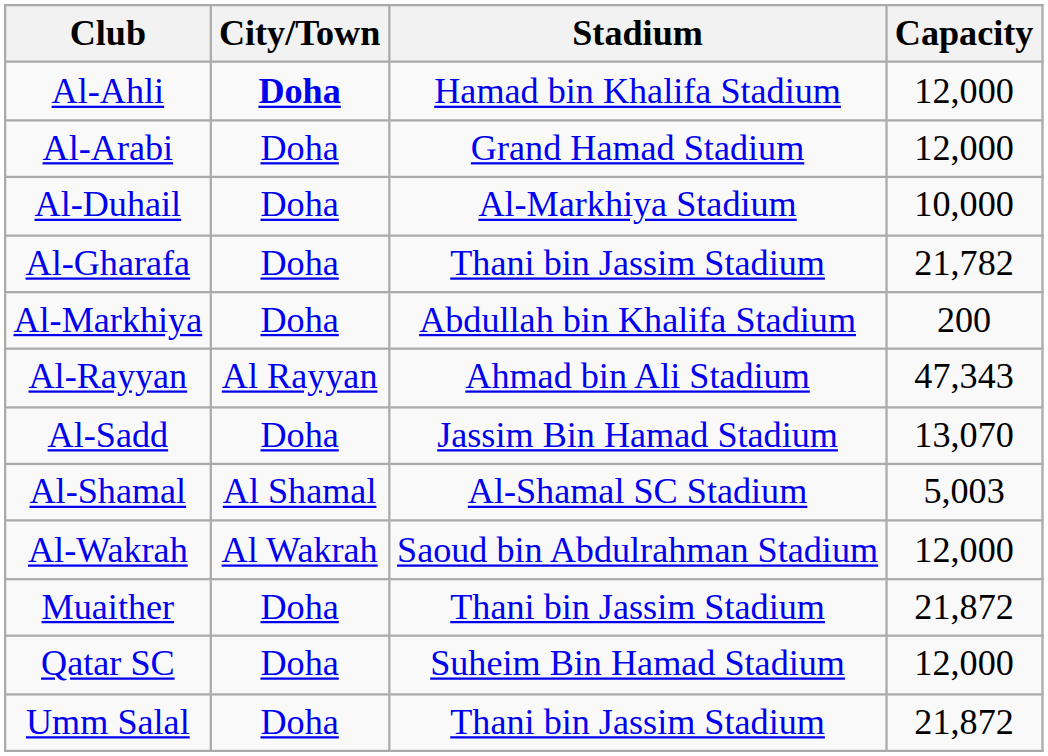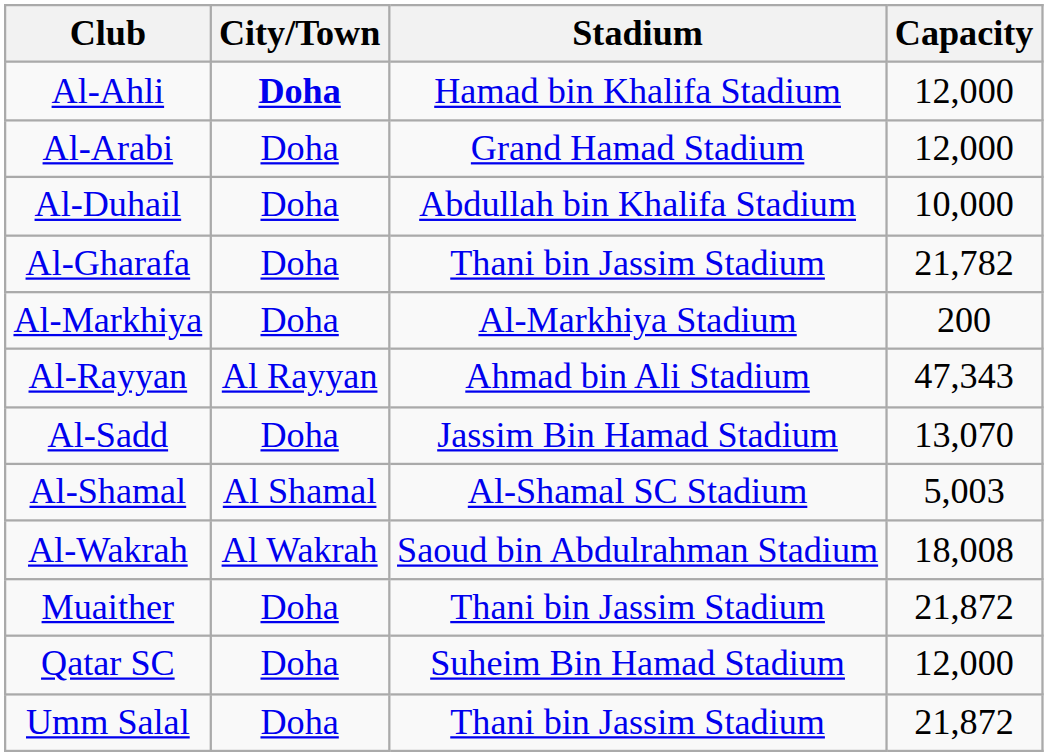(638, 205) Al-Markhiya Stadium -> (638, 205) Abdullah bin Khalifa Stadium
(638, 319) Abdullah bin Khalifa Stadium -> (638, 319) Al-Markhiya Stadium
(964, 549) 12,000 -> (964, 549) 18,008
